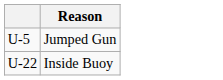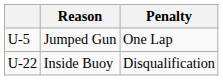+ column: (169, 16)
